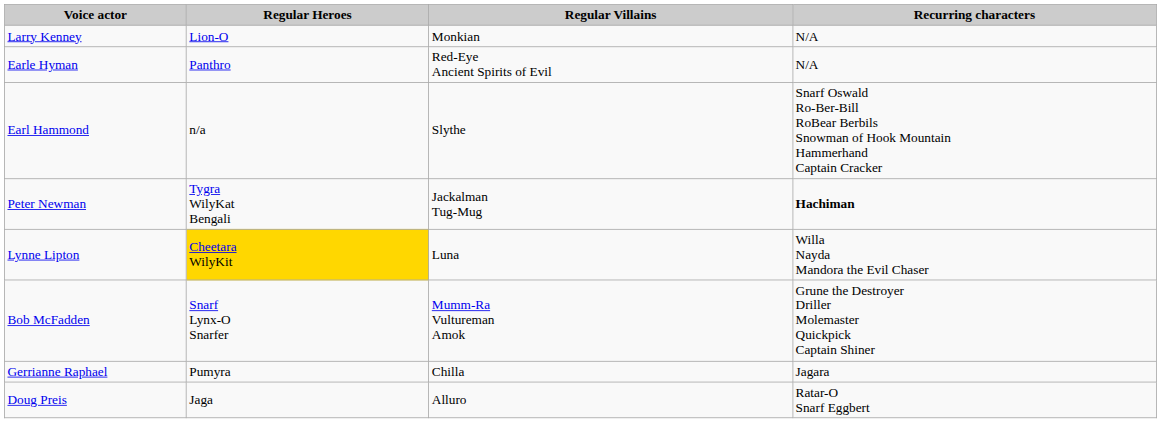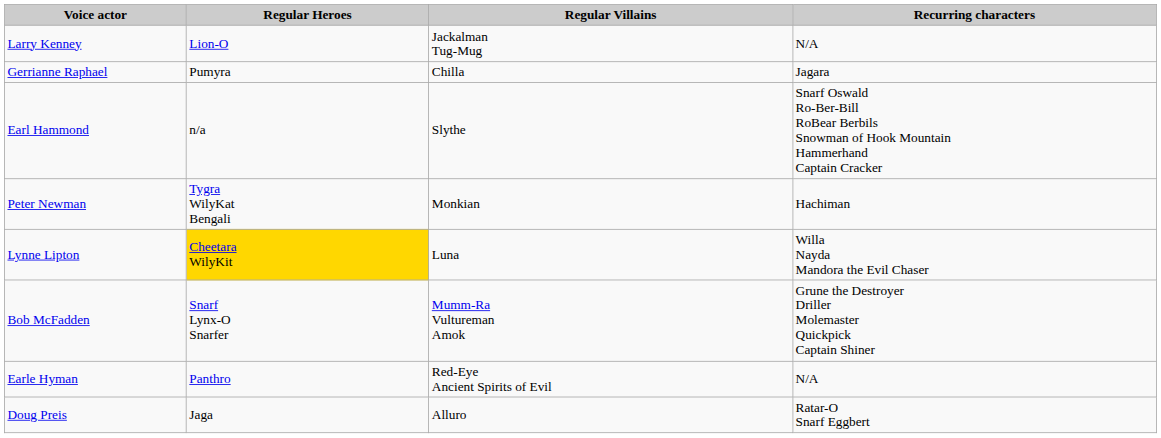(456, 36) Monkian -> (460, 43) Jackalman Tug-Mug
rows swapped: (43, 64) <-> (57, 371)
(460, 203) Jackalman Tug-Mug -> (456, 203) Monkian
(825, 203) bold -> (823, 203) normal
